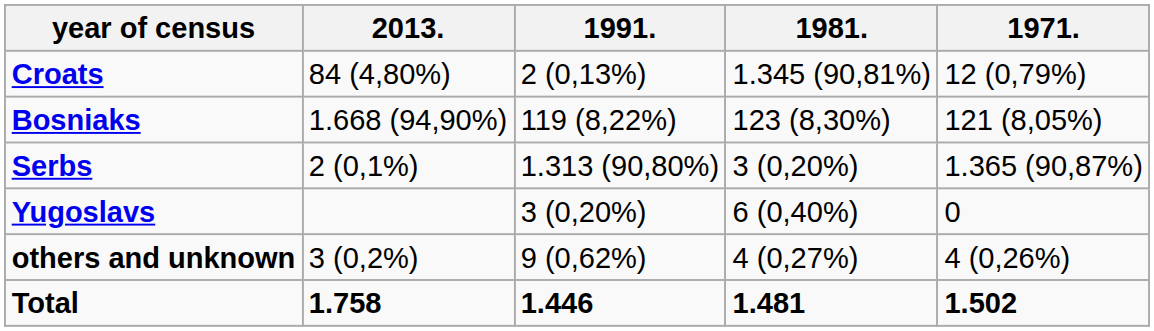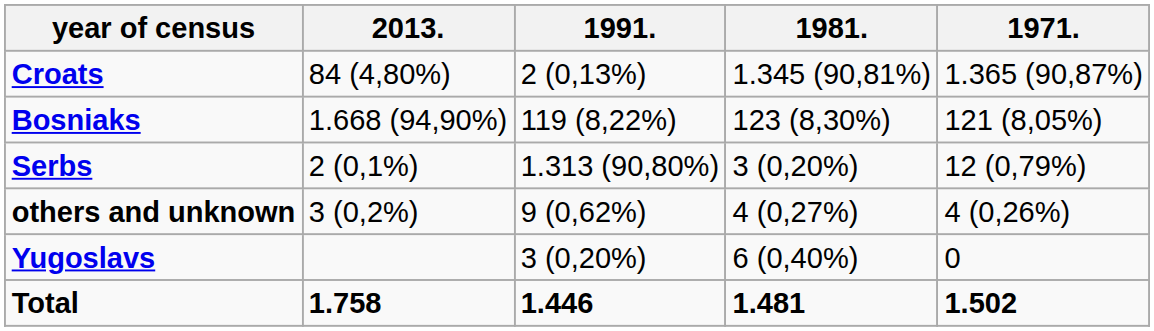(1015, 74) 12 (0,79%) -> (1044, 74) 1.365 (90,87%)
(1044, 166) 1.365 (90,87%) -> (1015, 166) 12 (0,79%)
rows swapped: (83, 212) <-> (154, 258)
